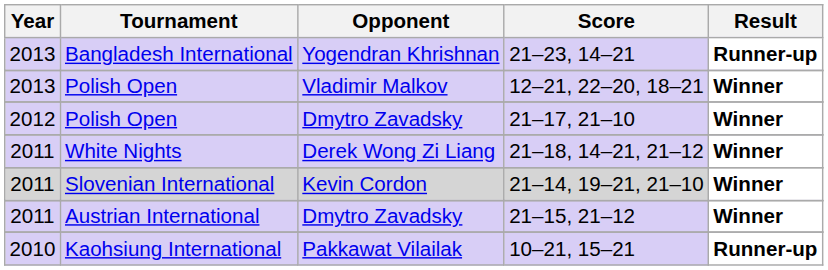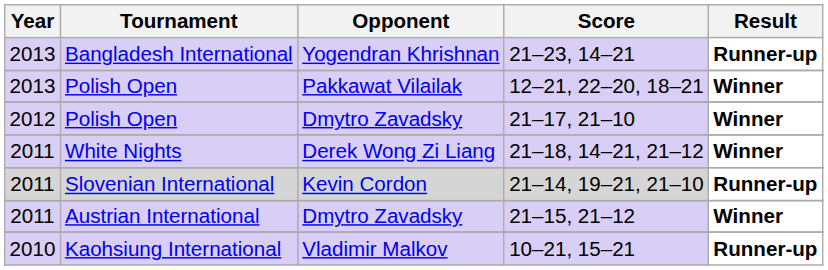(375, 86) Vladimir Malkov -> (382, 86) Pakkawat Vilailak
(748, 184) Winner -> (765, 184) Runner-up
(382, 249) Pakkawat Vilailak -> (375, 249) Vladimir Malkov
